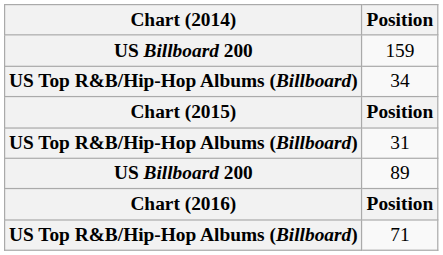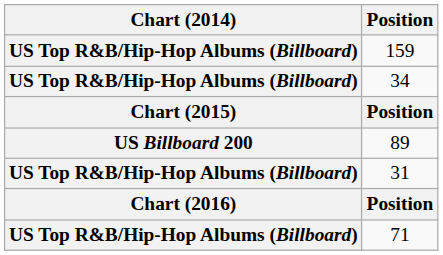(183, 50) US Billboard 200 -> (183, 50) US Top R&B/Hip-Hop Albums (Billboard)
rows swapped: (400, 173) <-> (400, 142)
